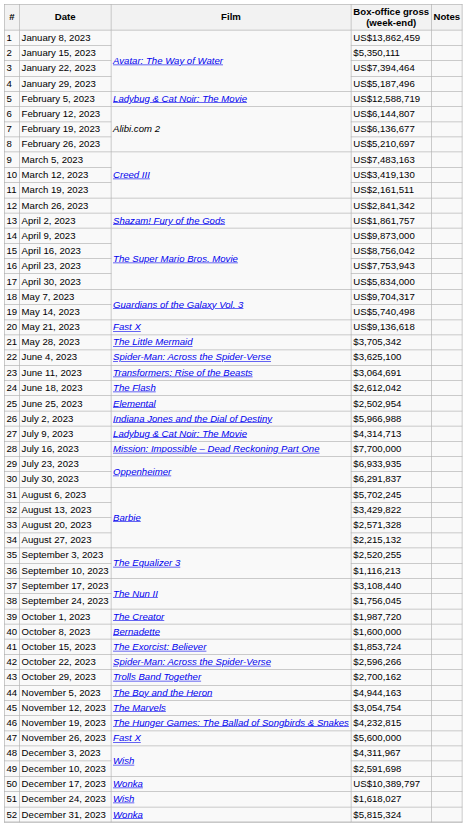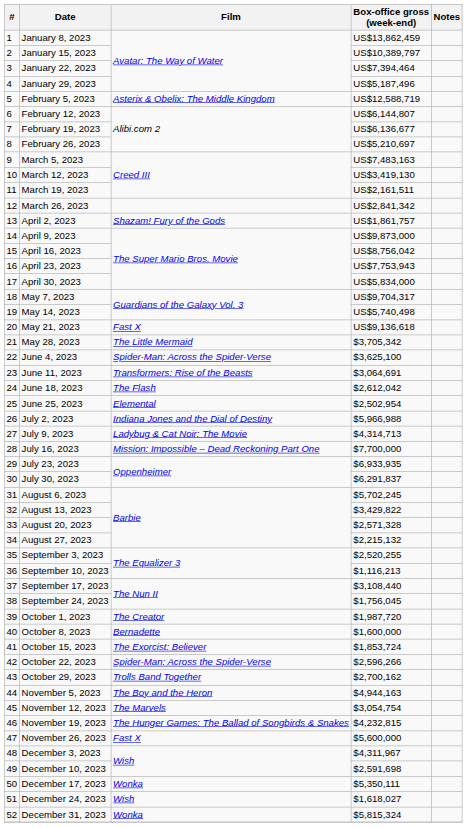(377, 53) $5,350,111 -> (387, 53) US$10,389,797
(180, 99) Ladybug & Cat Noir: The Movie -> (194, 99) Asterix & Obelix: The Middle Kingdom
(387, 784) US$10,389,797 -> (377, 784) $5,350,111
